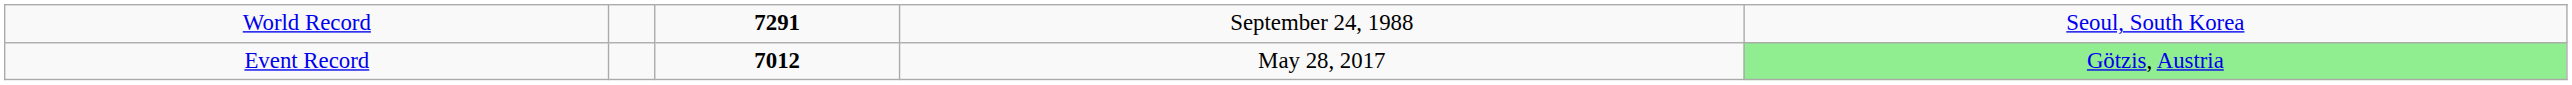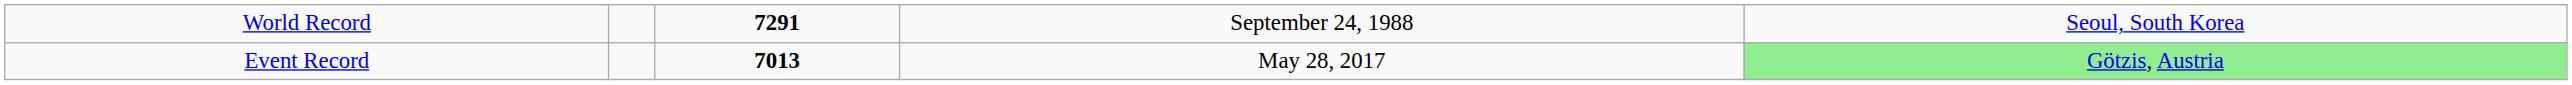(777, 60) 7012 -> (777, 60) 7013
